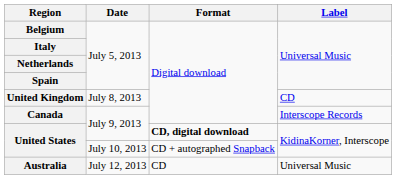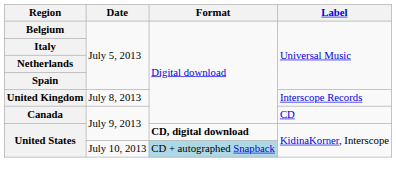(287, 98) CD -> (321, 98) Interscope Records
(321, 115) Interscope Records -> (287, 115) CD
(213, 149) no background -> (213, 149) lightblue background
- row: (45, 166)
